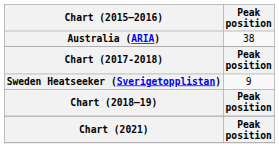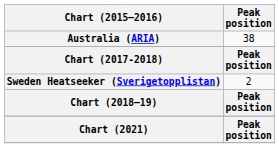(249, 81) 9 -> (249, 81) 2
